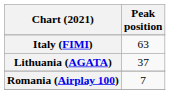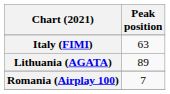(143, 62) 37 -> (143, 62) 89
